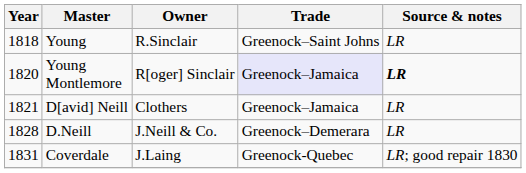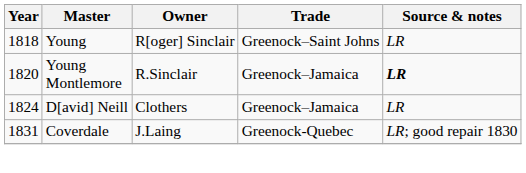(166, 41) R.Sinclair -> (185, 41) R[oger] Sinclair
(185, 74) R[oger] Sinclair -> (166, 74) R.Sinclair
(300, 74) lavender background -> (300, 74) no background
(23, 107) 1821 -> (23, 107) 1824
- row: (69, 131)
